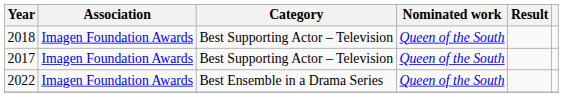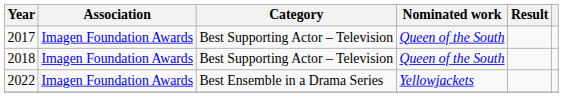rows swapped: (21, 59) <-> (21, 37)
(452, 80) Queen of the South -> (437, 80) Yellowjackets
